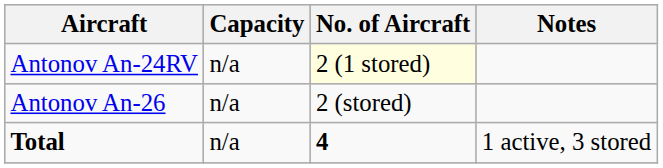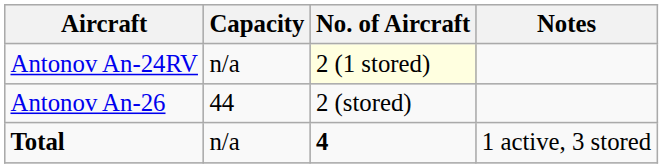(225, 102) n/a -> (222, 102) 44
